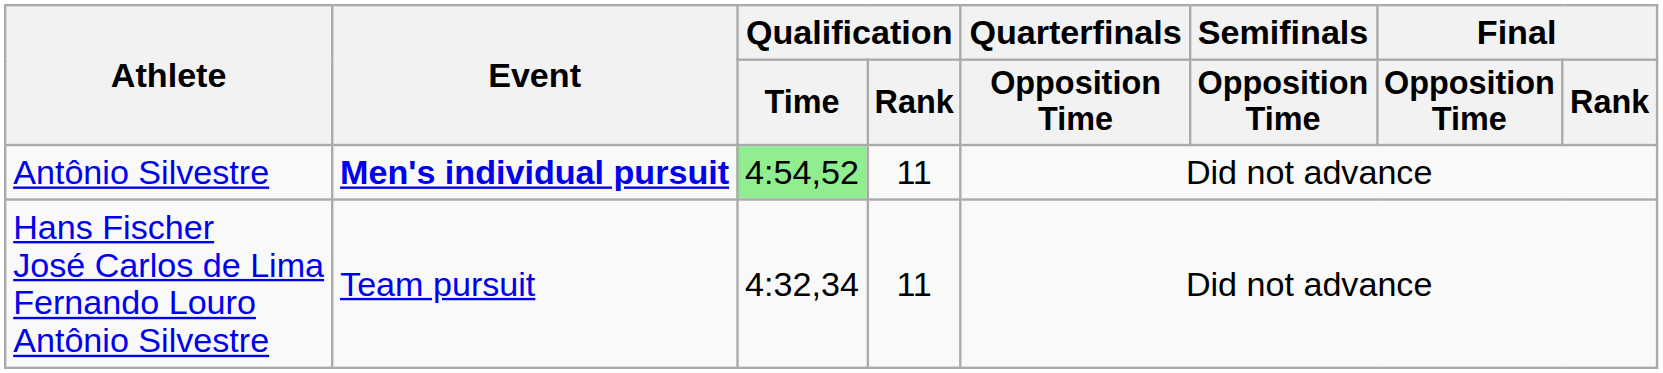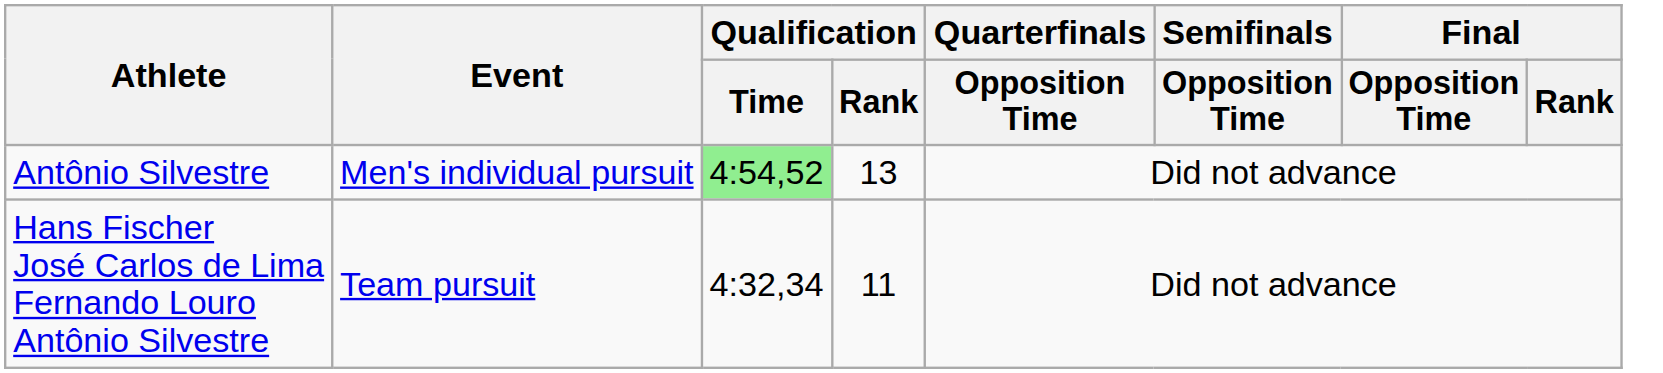(535, 173) bold -> (517, 173) normal
(914, 173) 11 -> (879, 173) 13
